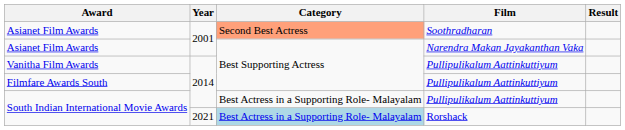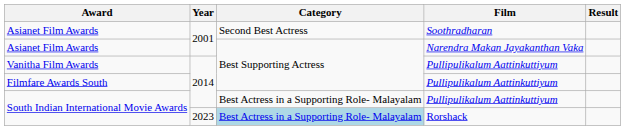(263, 30) lightsalmon background -> (263, 30) no background
(203, 116) 2021 -> (203, 116) 2023
